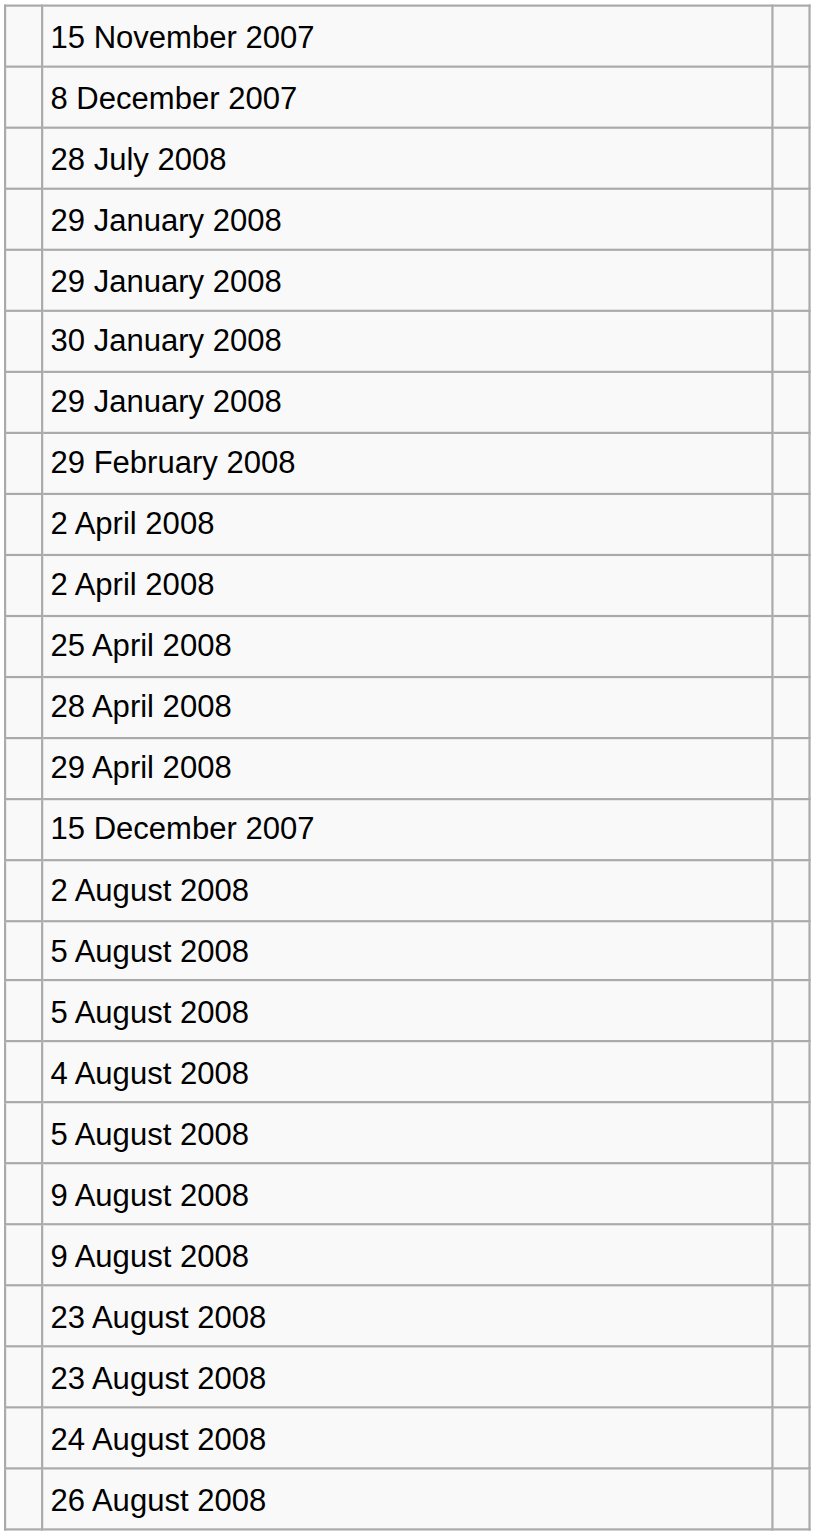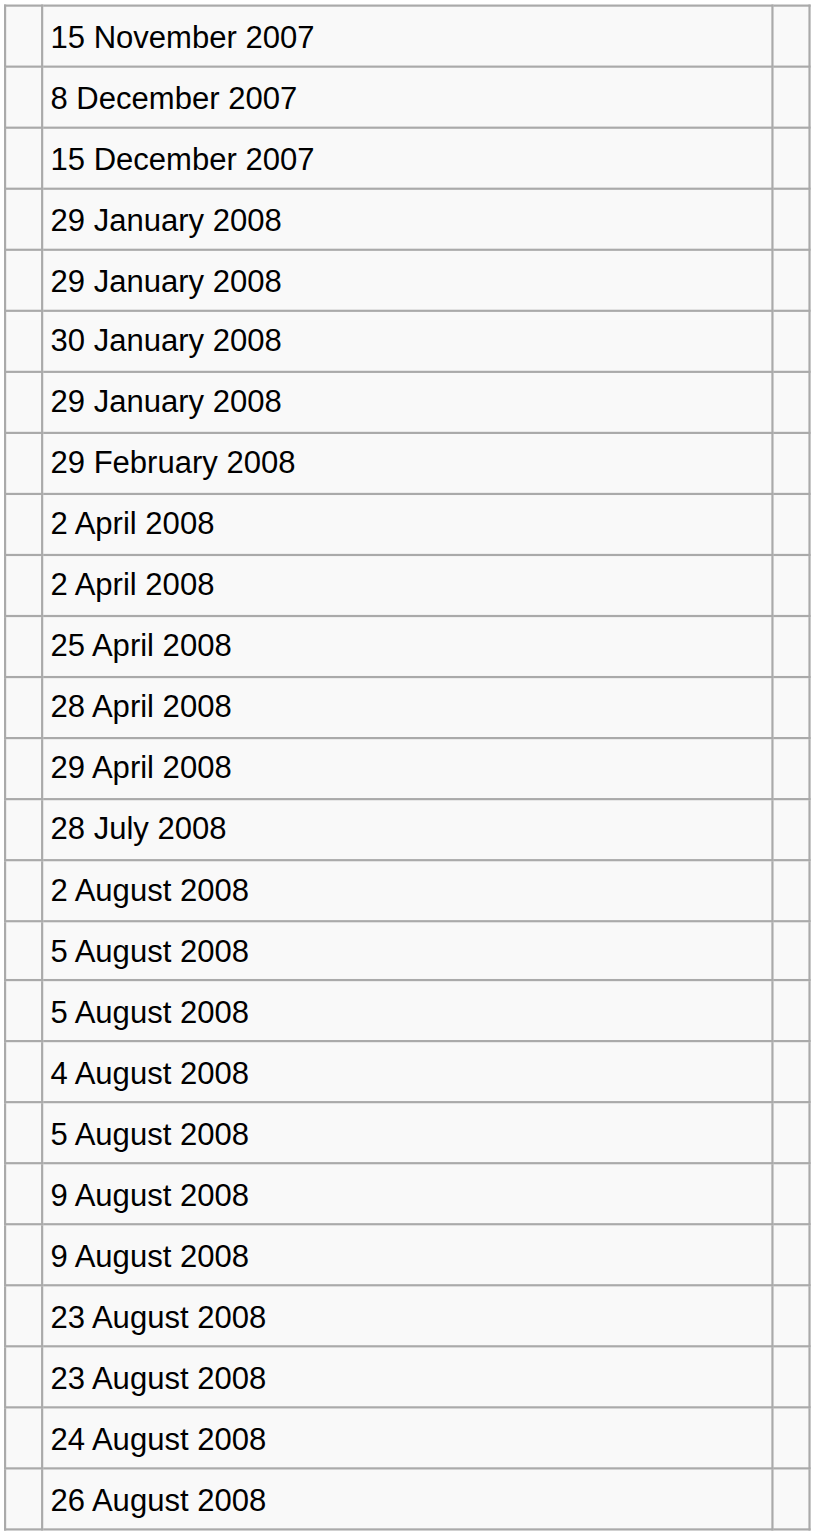rows swapped: (24, 829) <-> (24, 158)
